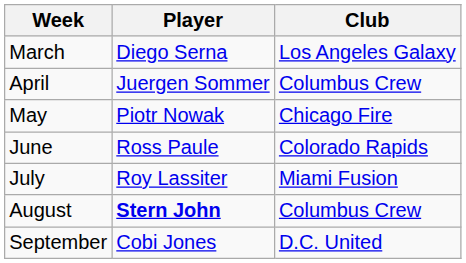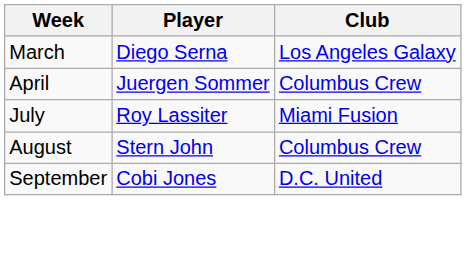- row: (28, 115)
- row: (31, 147)
(169, 210) bold -> (165, 147) normal
